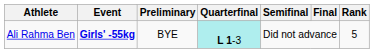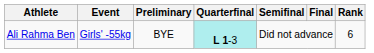(107, 35) bold -> (105, 35) normal
(354, 35) 5 -> (350, 35) 6
